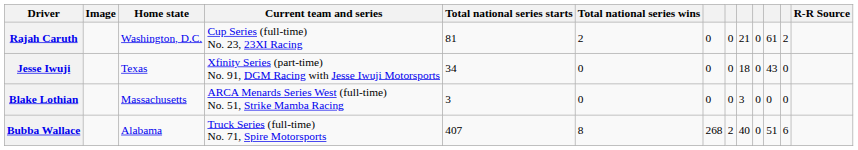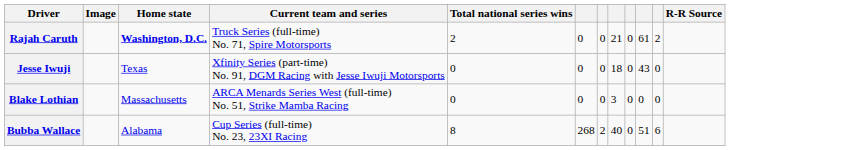- column: (509, 13)
(162, 37) normal -> (164, 37) bold
(257, 37) Cup Series (full-time) No. 23, 23XI Racing -> (272, 37) Truck Series (full-time) No. 71, Spire Motorsports
(267, 130) Truck Series (full-time) No. 71, Spire Motorsports -> (262, 130) Cup Series (full-time) No. 23, 23XI Racing
